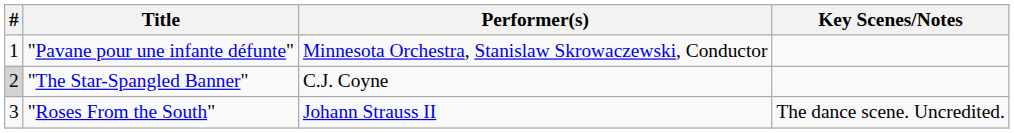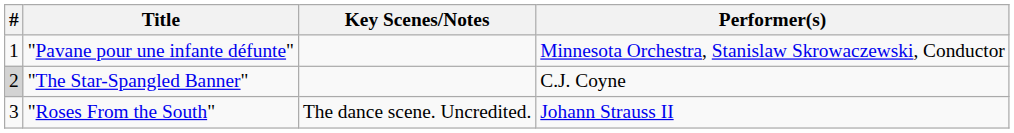columns swapped: (535, 19) <-> (891, 19)
